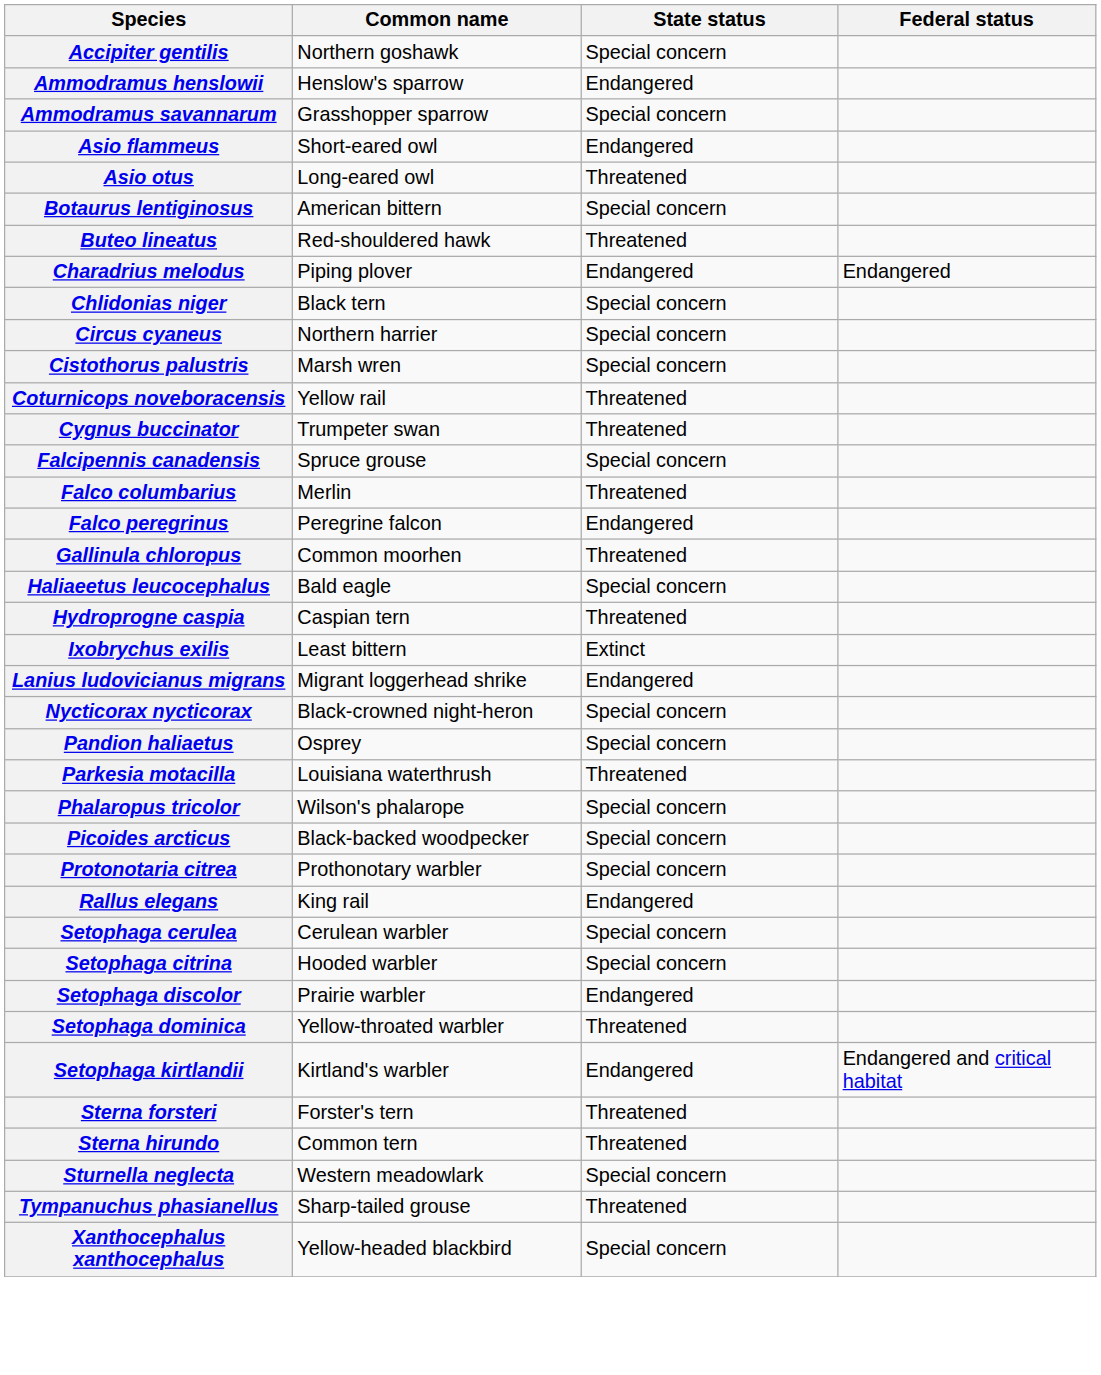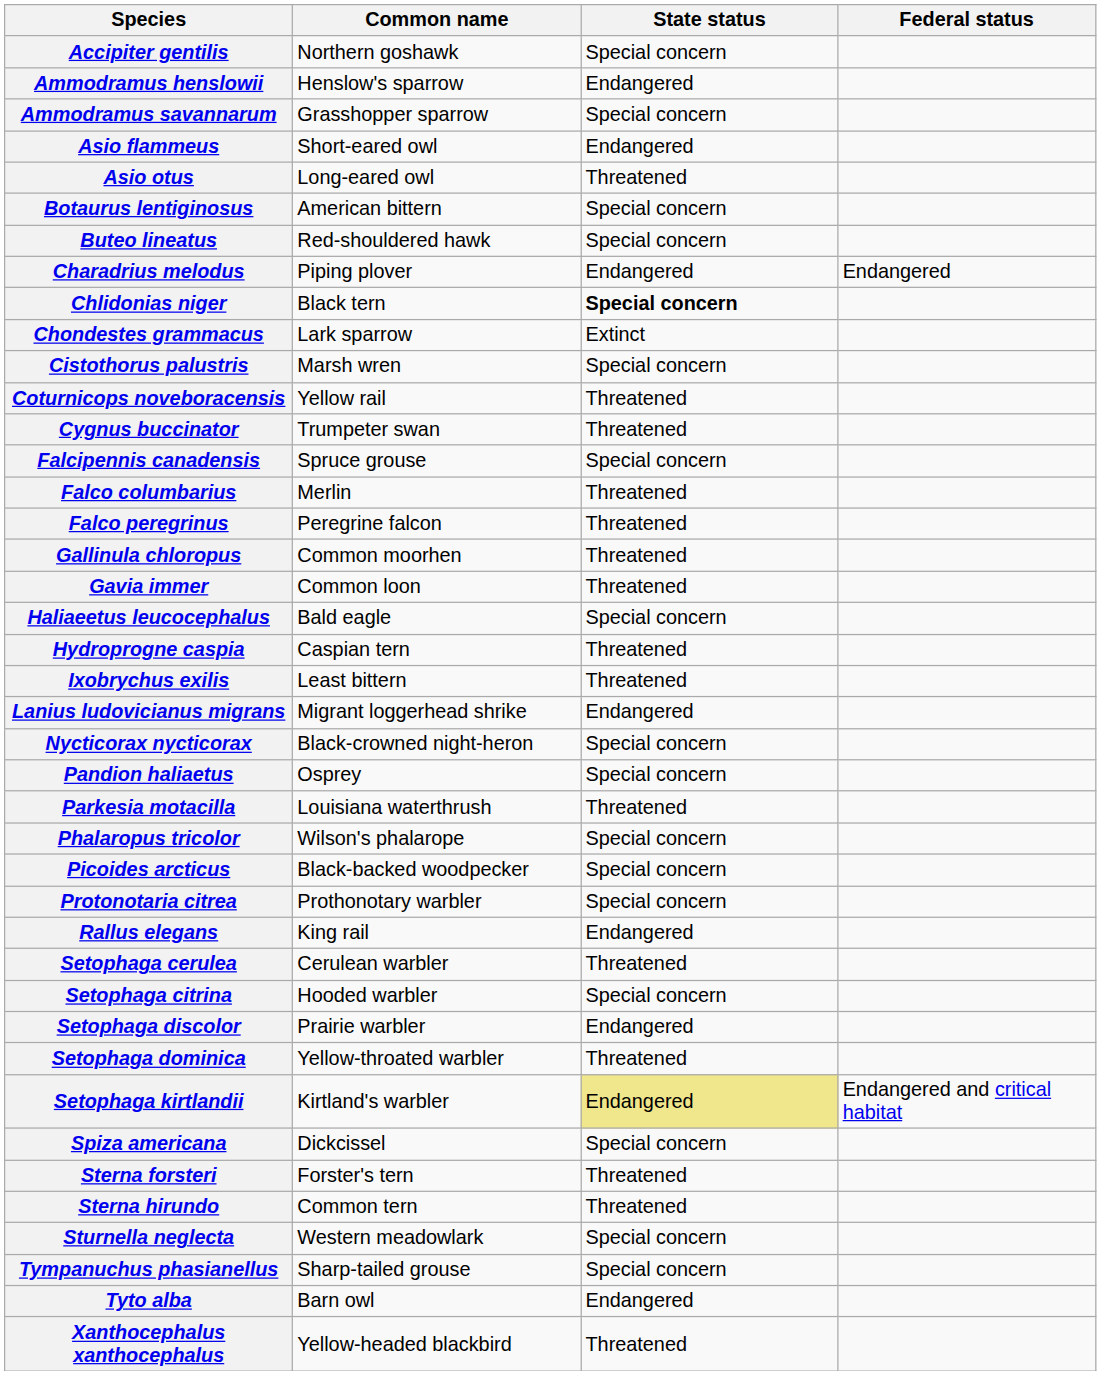(636, 240) Threatened -> (656, 240) Special concern
(656, 303) normal -> (662, 303) bold
+ row: (149, 334)
- row: (149, 334)
(640, 523) Endangered -> (636, 523) Threatened
+ row: (149, 586)
(615, 649) Extinct -> (636, 680) Threatened
(656, 932) Special concern -> (636, 964) Threatened
(640, 1069) no background -> (640, 1101) khaki background
+ row: (149, 1143)
(636, 1206) Threatened -> (656, 1269) Special concern
+ row: (149, 1301)
(656, 1249) Special concern -> (636, 1343) Threatened
